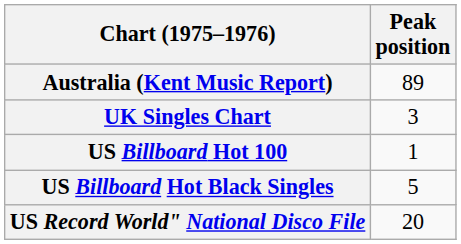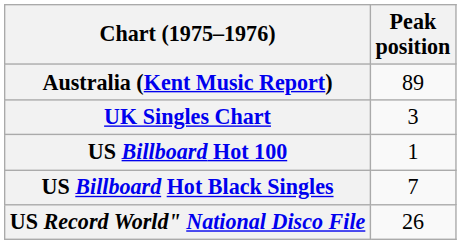(413, 186) 5 -> (413, 186) 7
(413, 221) 20 -> (413, 221) 26
